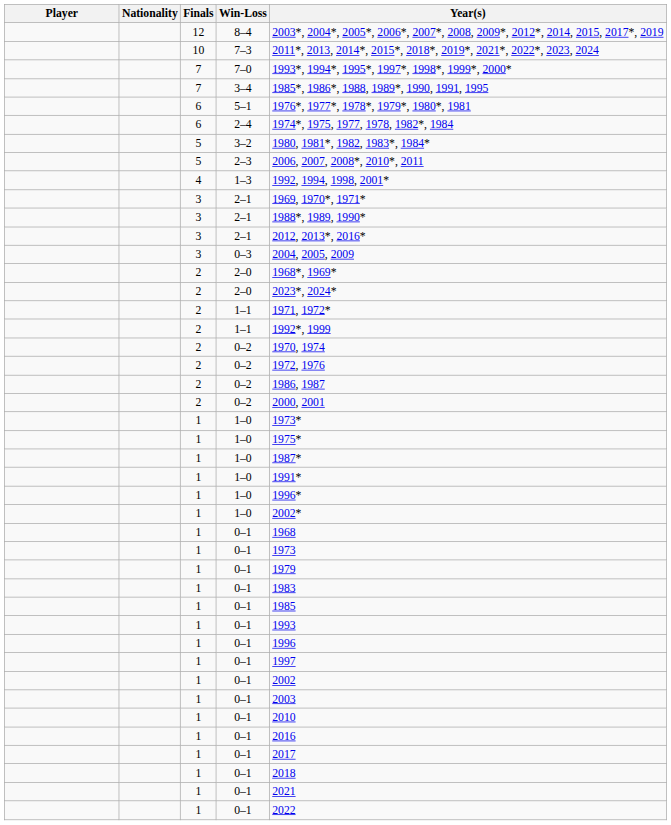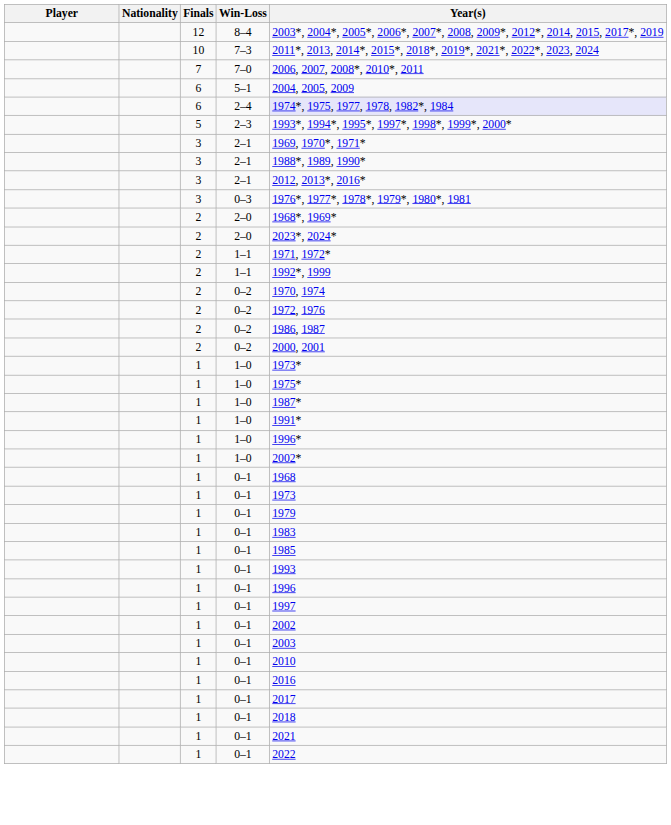(392, 69) 1993*, 1994*, 1995*, 1997*, 1998*, 1999*, 2000* -> (348, 69) 2006, 2007, 2008*, 2010*, 2011
- row: (198, 87)
(372, 106) 1976*, 1977*, 1978*, 1979*, 1980*, 1981 -> (313, 87) 2004, 2005, 2009
(363, 124) no background -> (363, 106) lavender background
- row: (198, 143)
(348, 161) 2006, 2007, 2008*, 2010*, 2011 -> (392, 124) 1993*, 1994*, 1995*, 1997*, 1998*, 1999*, 2000*
- row: (198, 180)
(313, 254) 2004, 2005, 2009 -> (372, 198) 1976*, 1977*, 1978*, 1979*, 1980*, 1981
